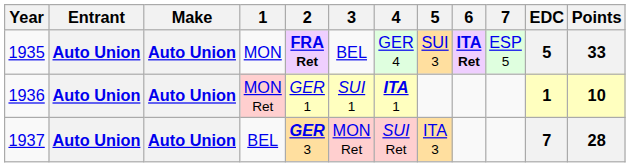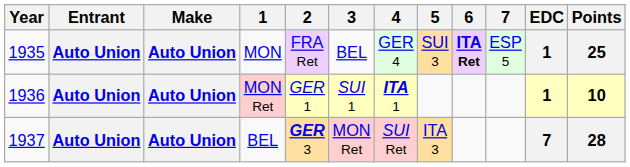(307, 52) bold -> (307, 51) normal
(547, 52) 5 -> (547, 52) 1
(597, 52) 33 -> (597, 52) 25
